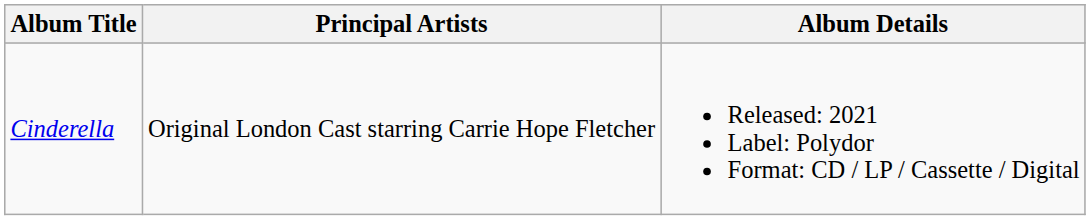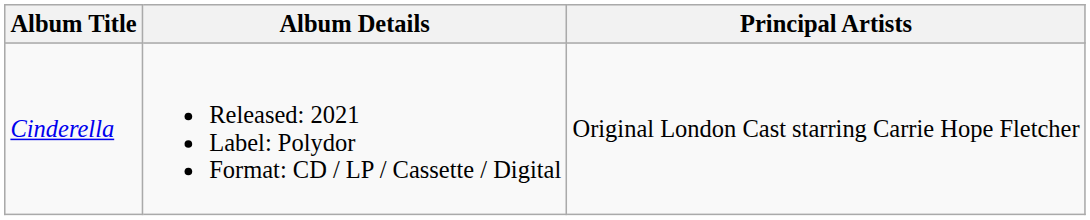columns swapped: (402, 23) <-> (873, 23)
